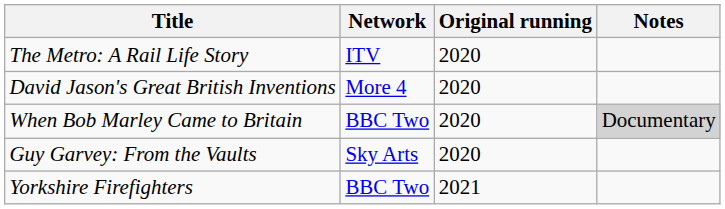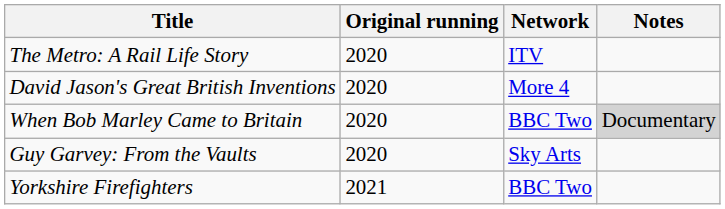columns swapped: (387, 21) <-> (515, 21)
